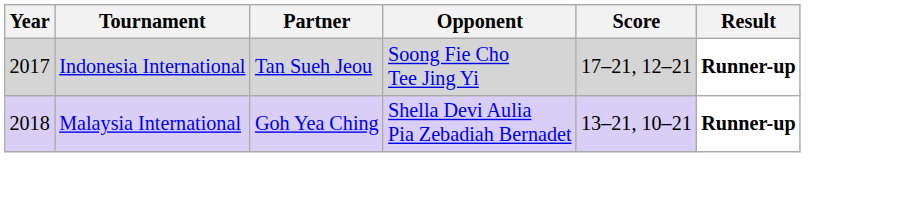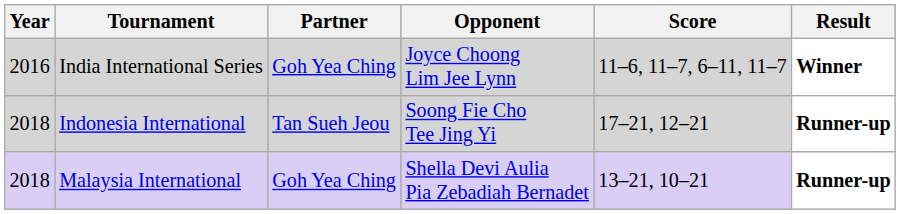+ row: (161, 66)
(30, 66) 2017 -> (30, 123) 2018
